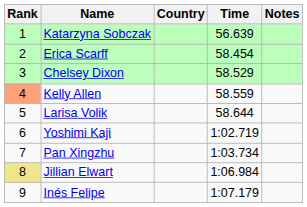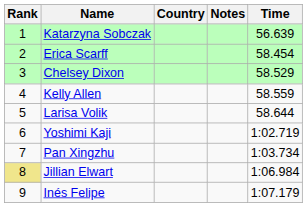columns swapped: (235, 14) <-> (282, 14)
(23, 93) lightsalmon background -> (23, 93) no background
